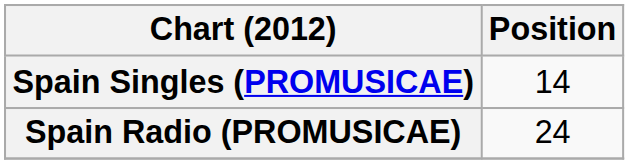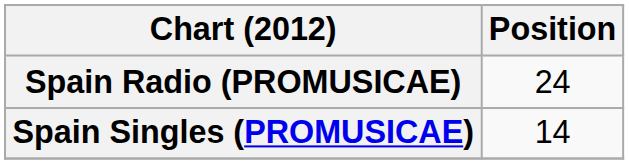rows swapped: (243, 81) <-> (243, 132)
